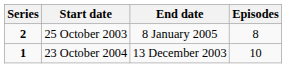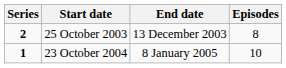(180, 33) 8 January 2005 -> (180, 33) 13 December 2003
(180, 53) 13 December 2003 -> (180, 53) 8 January 2005
